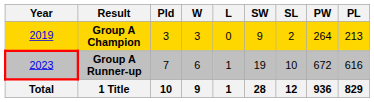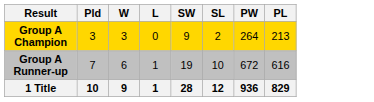- column: (41, 13)
